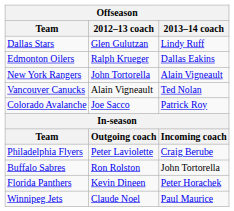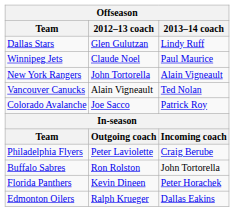rows swapped: (41, 59) <-> (35, 198)
